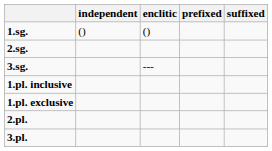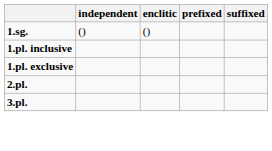- row: (18, 48)
- row: (18, 66)
